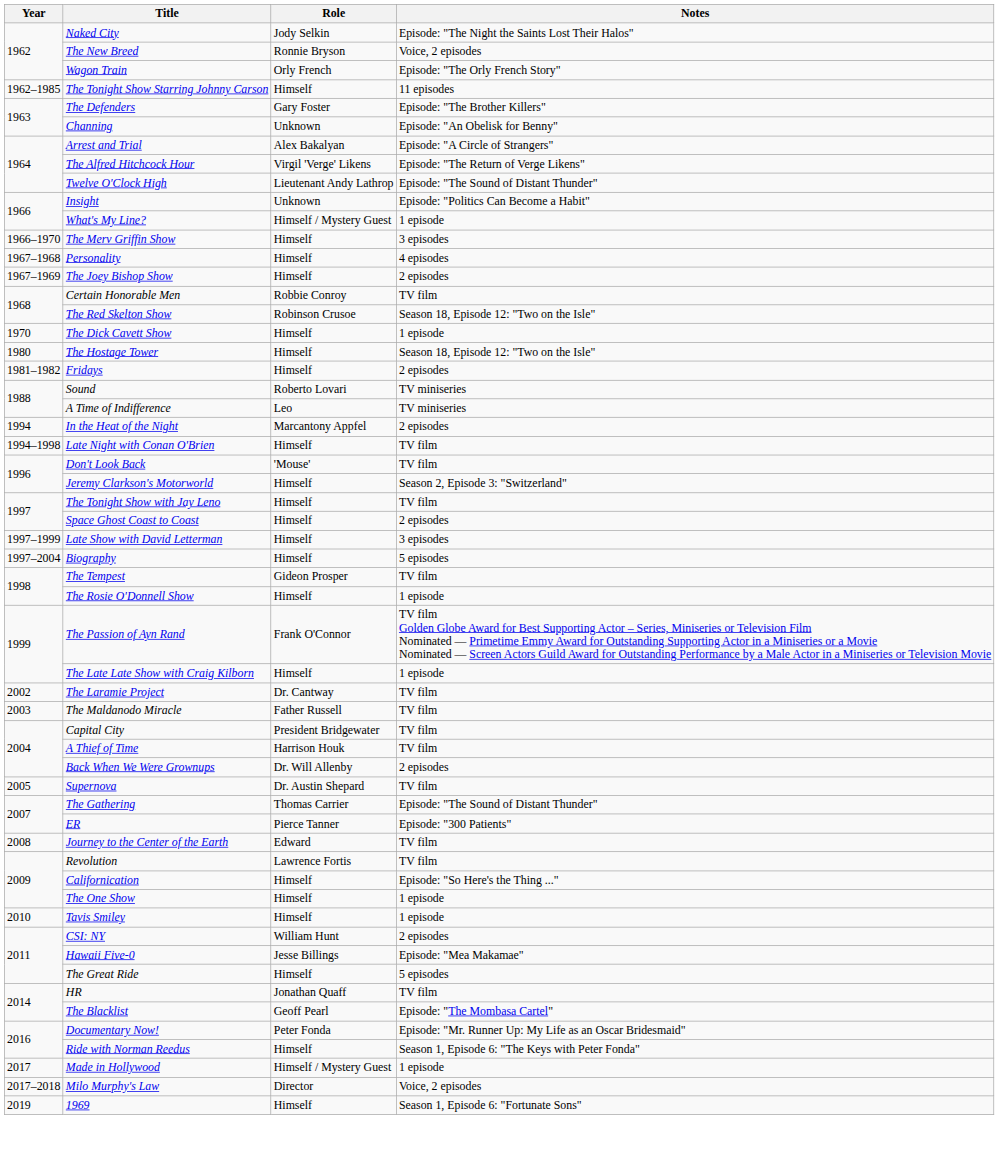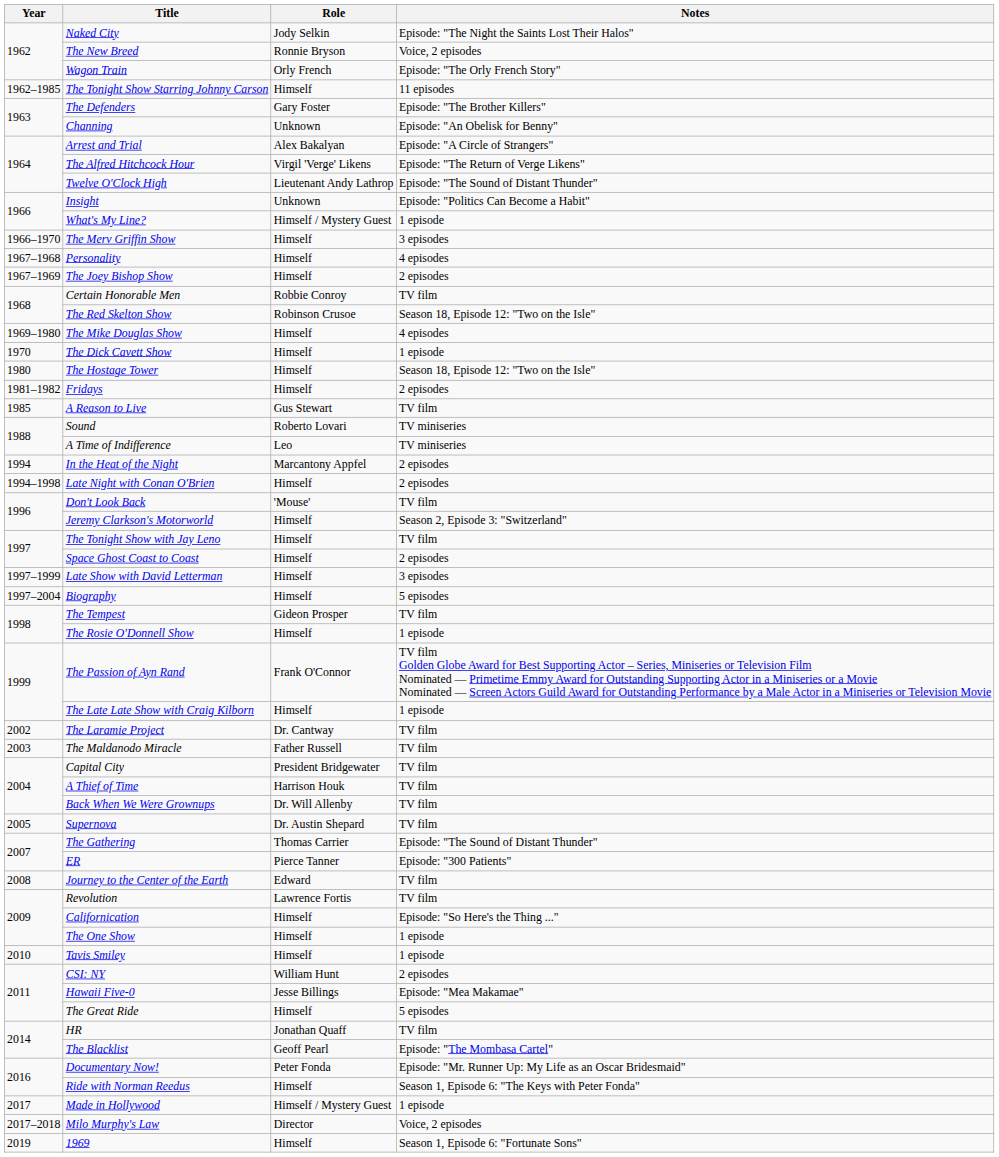+ row: (124, 333)
+ row: (106, 408)
(418, 445) TV film -> (424, 483) 2 episodes
(424, 767) 2 episodes -> (418, 804) TV film
